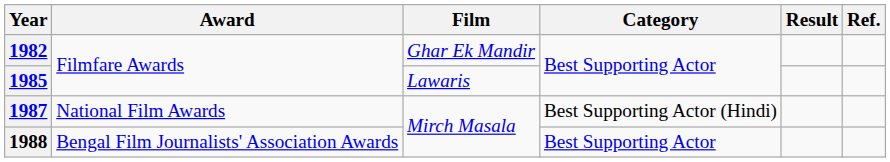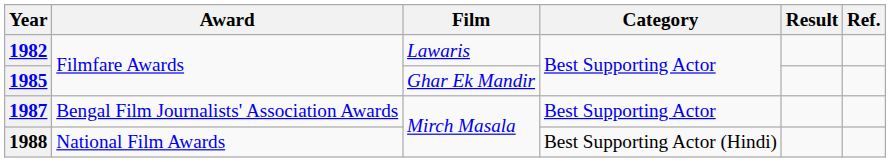(471, 50) Ghar Ek Mandir -> (439, 50) Lawaris
(439, 80) Lawaris -> (471, 80) Ghar Ek Mandir
(141, 111) National Film Awards -> (227, 111) Bengal Film Journalists' Association Awards
(660, 111) Best Supporting Actor (Hindi) -> (630, 111) Best Supporting Actor
(227, 141) Bengal Film Journalists' Association Awards -> (141, 141) National Film Awards
(630, 141) Best Supporting Actor -> (660, 141) Best Supporting Actor (Hindi)
